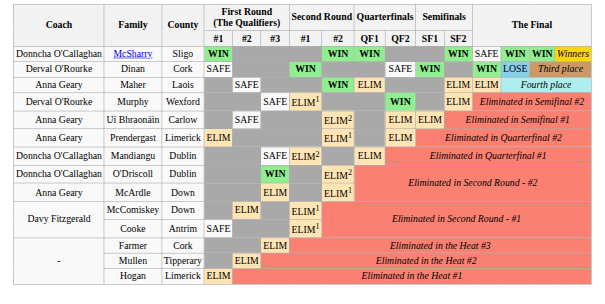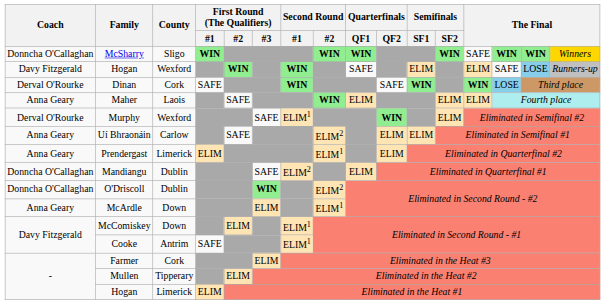+ row: (124, 69)
